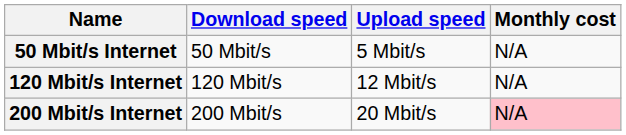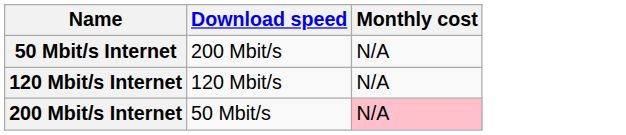- column: (421, 20)
(231, 51) 50 Mbit/s -> (236, 51) 200 Mbit/s
(236, 113) 200 Mbit/s -> (231, 113) 50 Mbit/s
